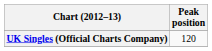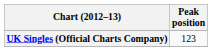(189, 38) 120 -> (189, 38) 123
